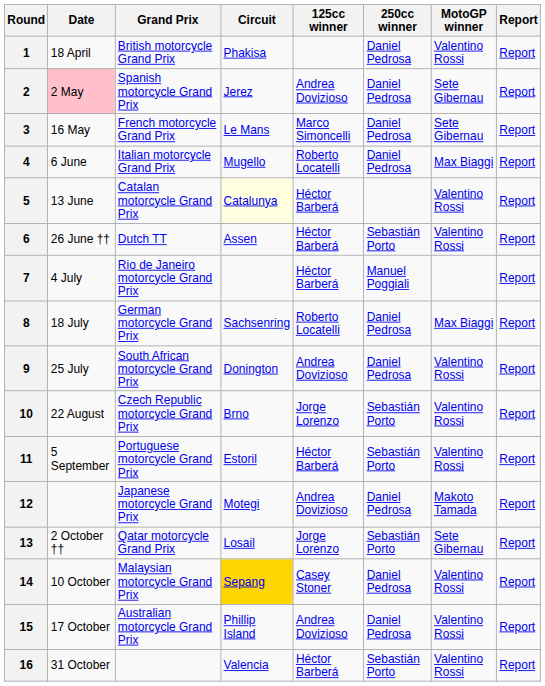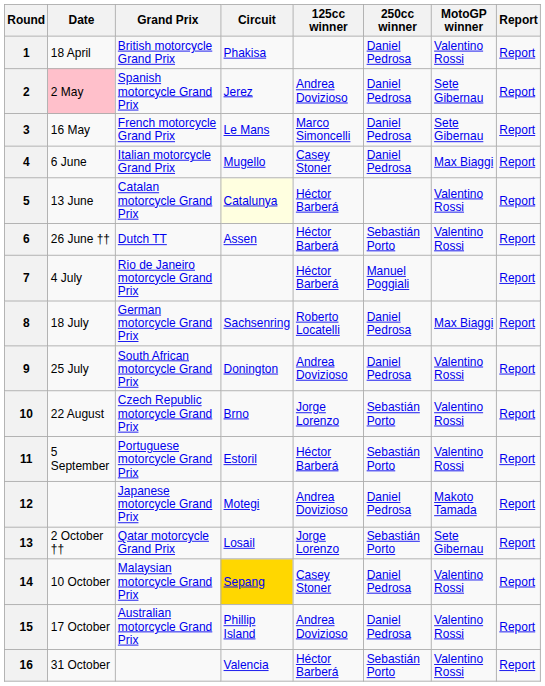(318, 162) Roberto Locatelli -> (314, 162) Casey Stoner
